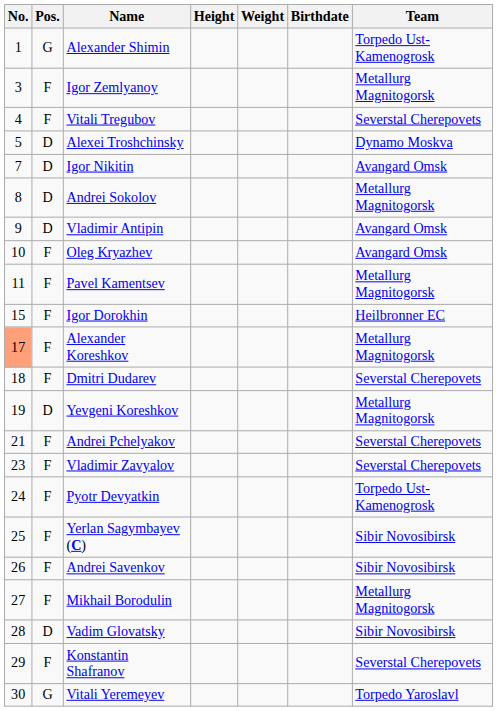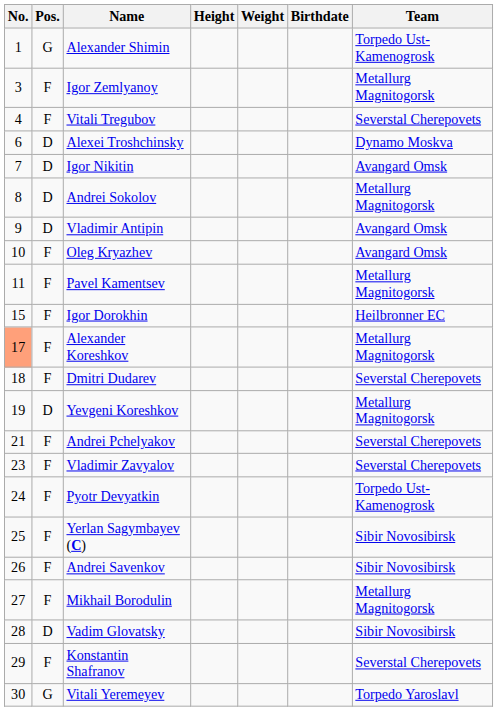(18, 142) 5 -> (18, 142) 6
